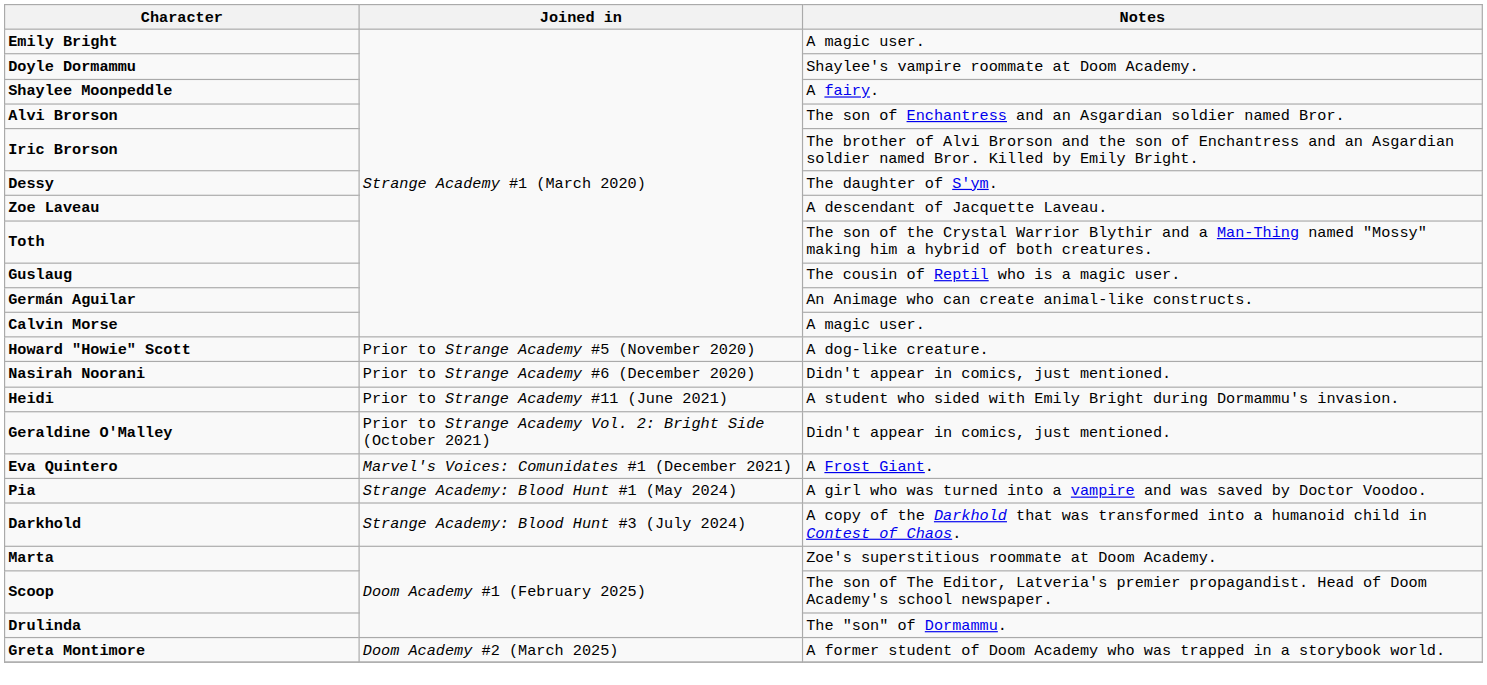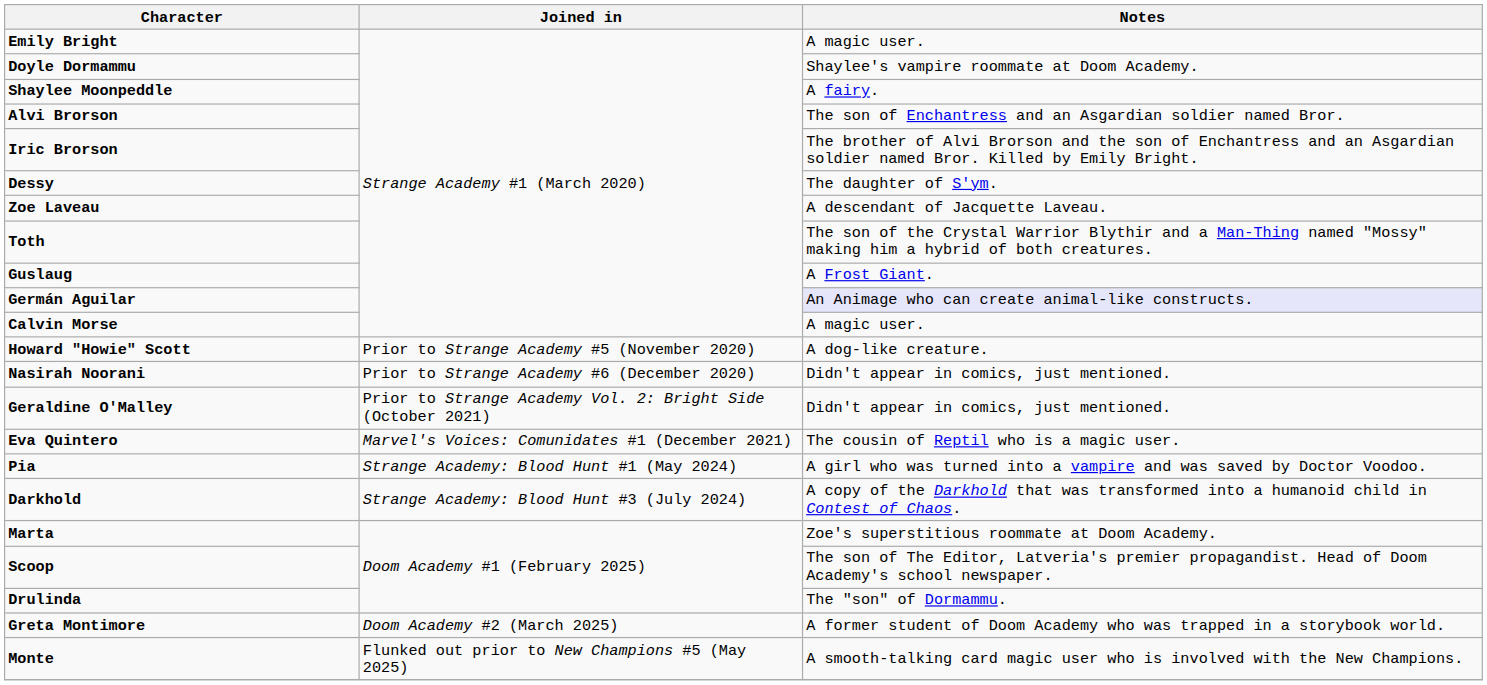(993, 275) The cousin of Reptil who is a magic user. -> (870, 275) A Frost Giant.
(1030, 300) no background -> (1030, 300) lavender background
- row: (31, 399)
(870, 466) A Frost Giant. -> (993, 441) The cousin of Reptil who is a magic user.
+ row: (31, 659)
